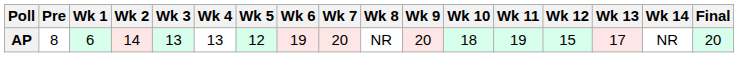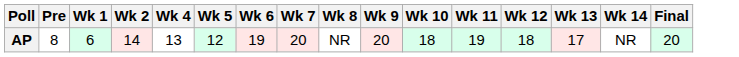- column: (173, 16)
(568, 39) 15 -> (526, 39) 18
